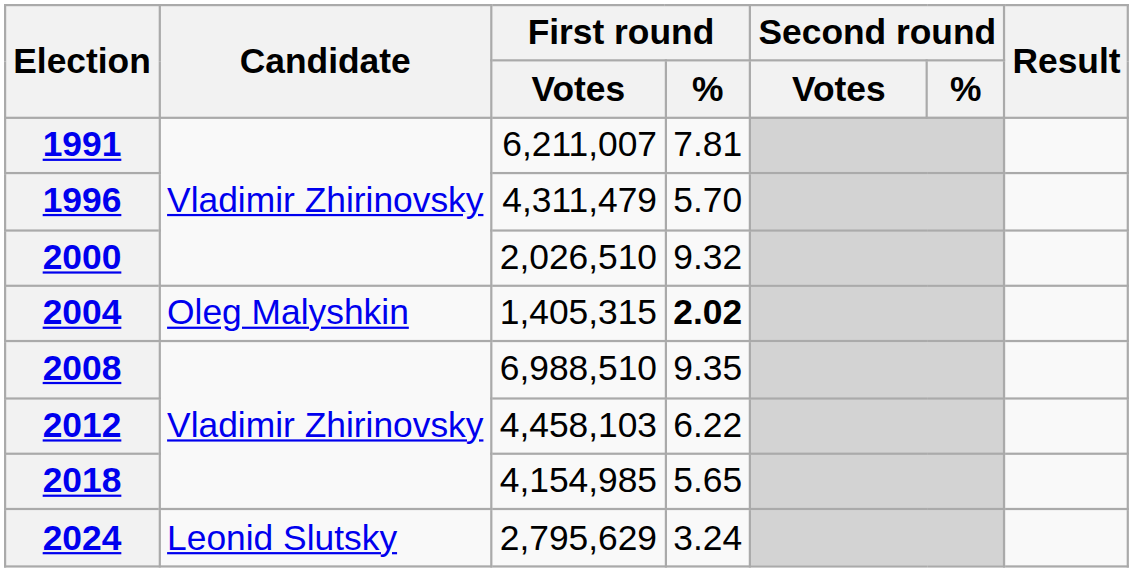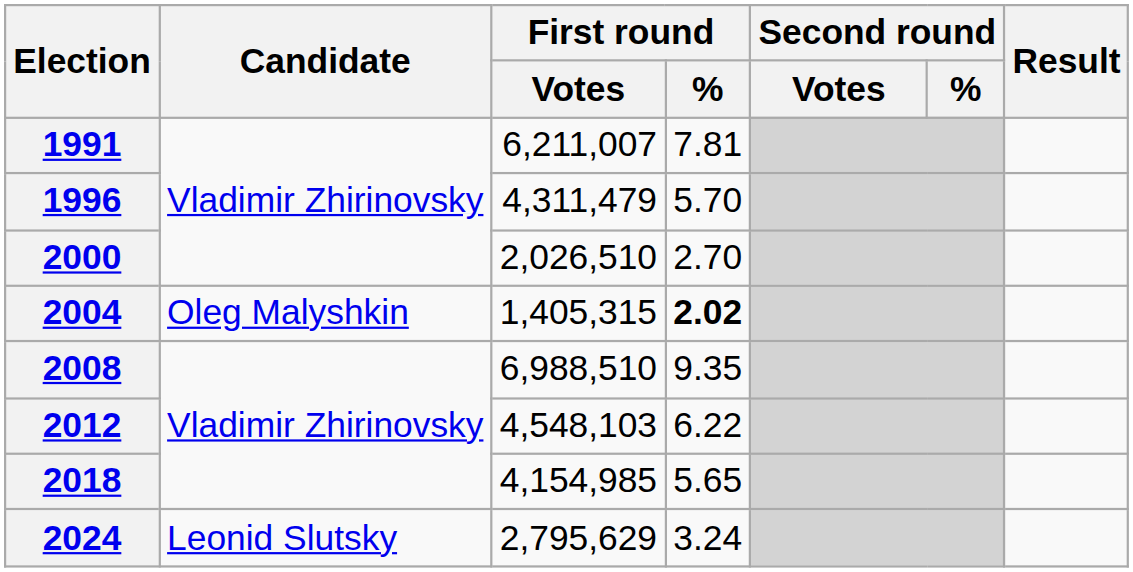(708, 256) 9.32 -> (708, 256) 2.70
(578, 425) 4,458,103 -> (578, 425) 4,548,103
